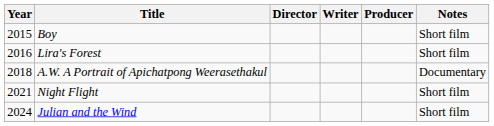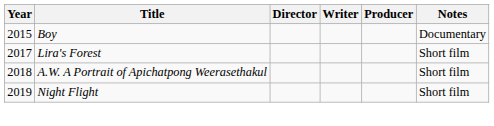(444, 33) Short film -> (452, 33) Documentary
(20, 53) 2016 -> (20, 53) 2017
(452, 72) Documentary -> (444, 72) Short film
(20, 92) 2021 -> (20, 92) 2019
- row: (87, 111)
